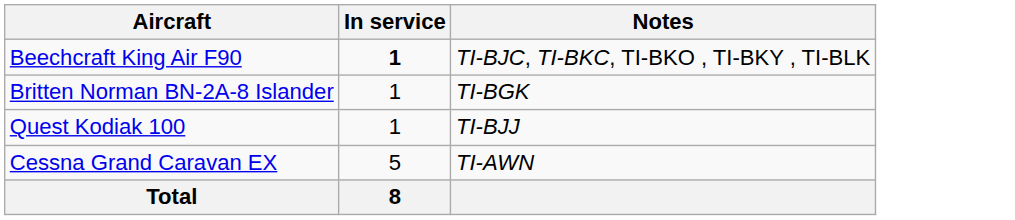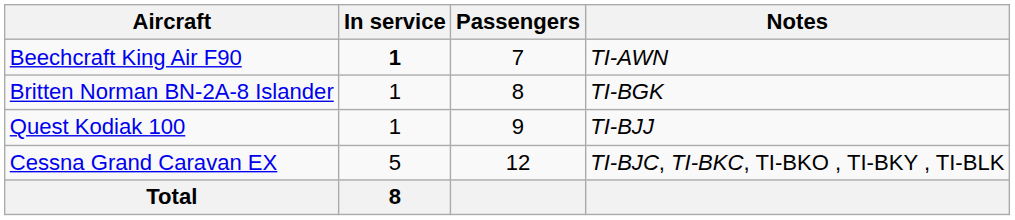+ column: (518, 22)
(663, 57) TI-BJC, TI-BKC, TI-BKO , TI-BKY , TI-BLK -> (629, 57) TI-AWN
(495, 162) TI-AWN -> (797, 162) TI-BJC, TI-BKC, TI-BKO , TI-BKY , TI-BLK
